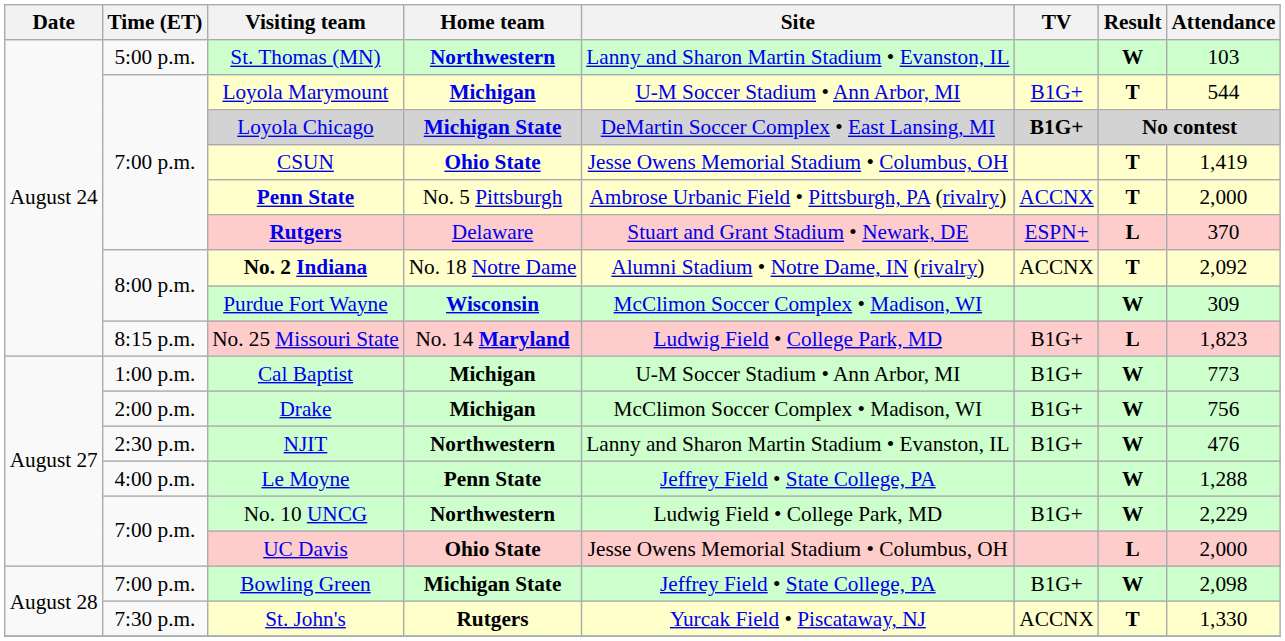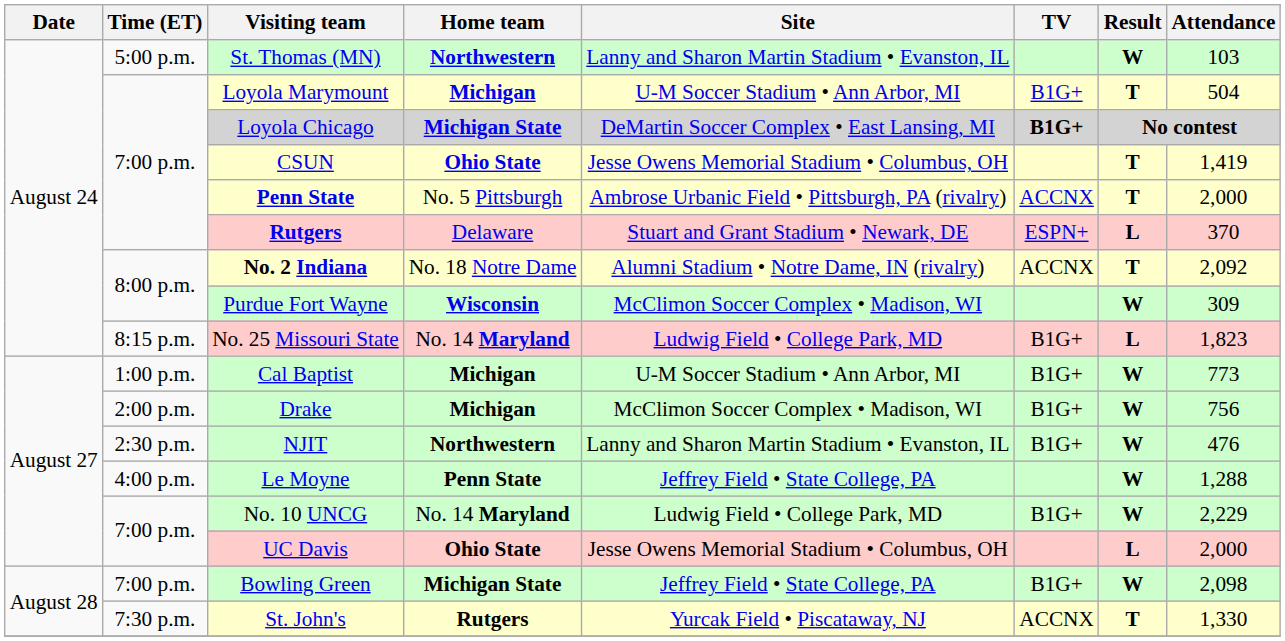(1223, 92) 544 -> (1223, 92) 504
(493, 513) Northwestern -> (493, 513) No. 14 Maryland
